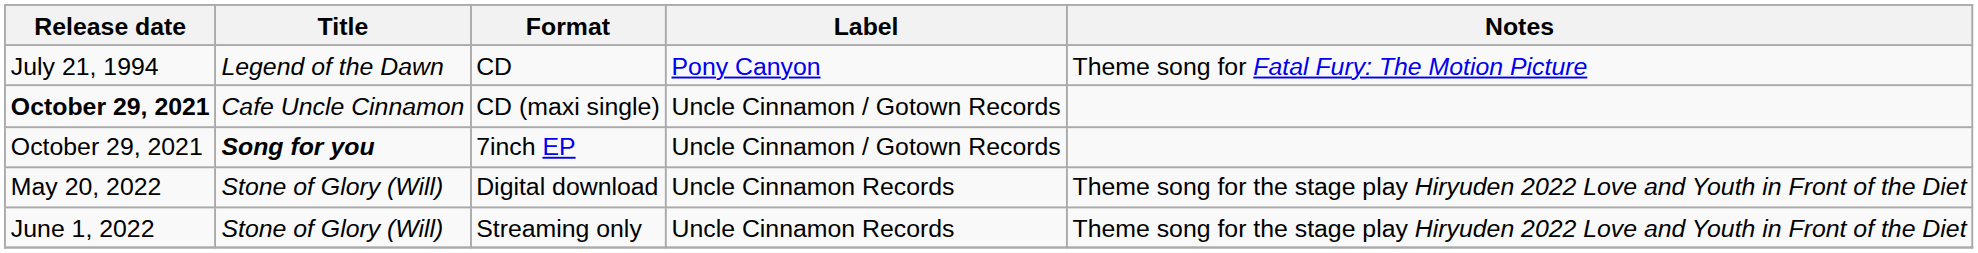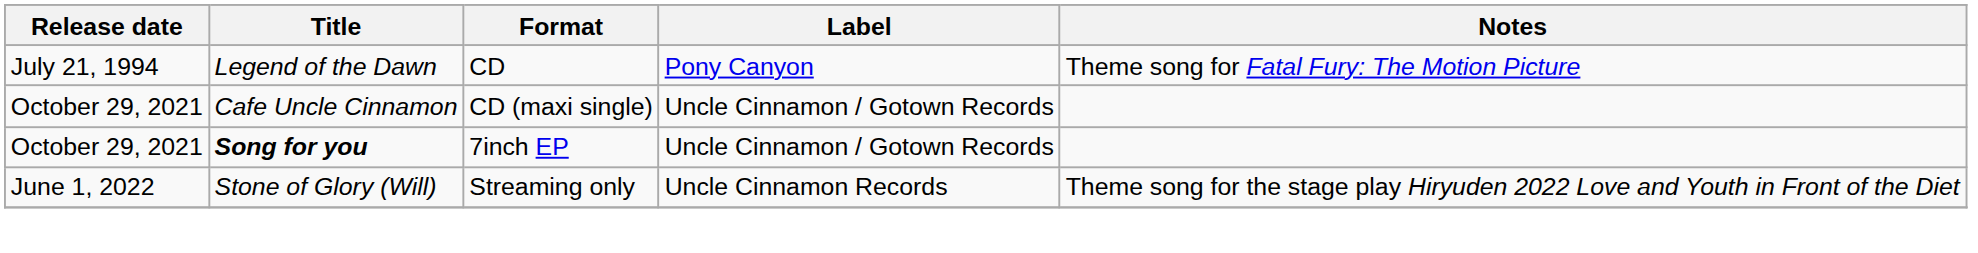(110, 106) bold -> (107, 106) normal
- row: (567, 187)
